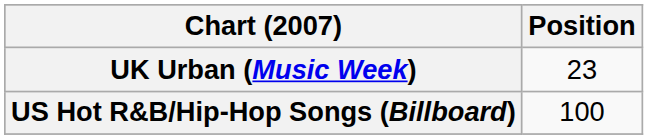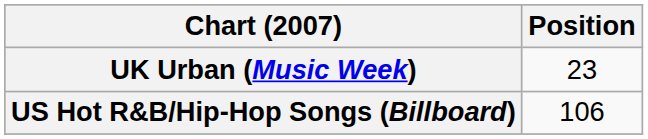(582, 112) 100 -> (582, 112) 106
